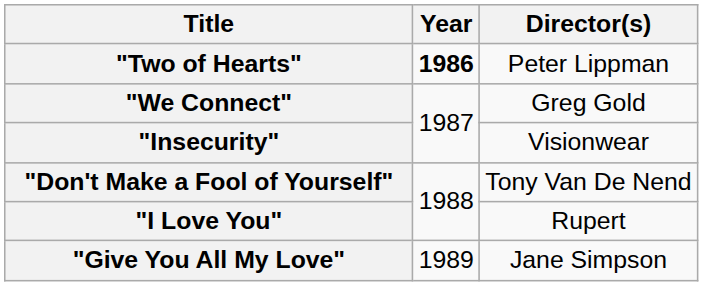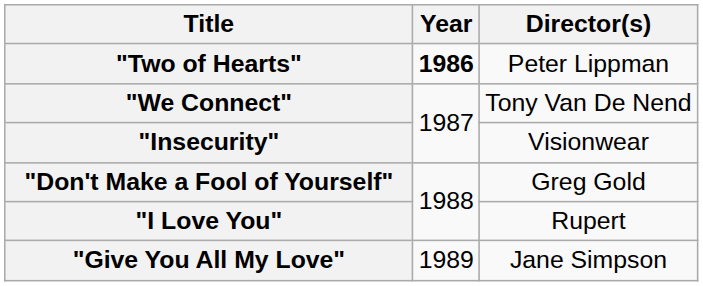(588, 102) Greg Gold -> (588, 102) Tony Van De Nend
(588, 181) Tony Van De Nend -> (588, 181) Greg Gold
